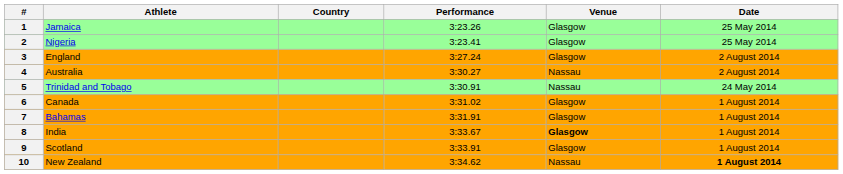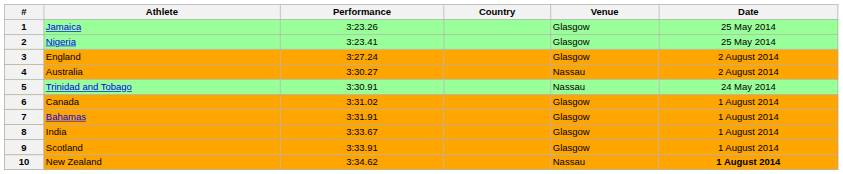columns swapped: (331, 12) <-> (465, 12)
(568, 132) bold -> (571, 132) normal
